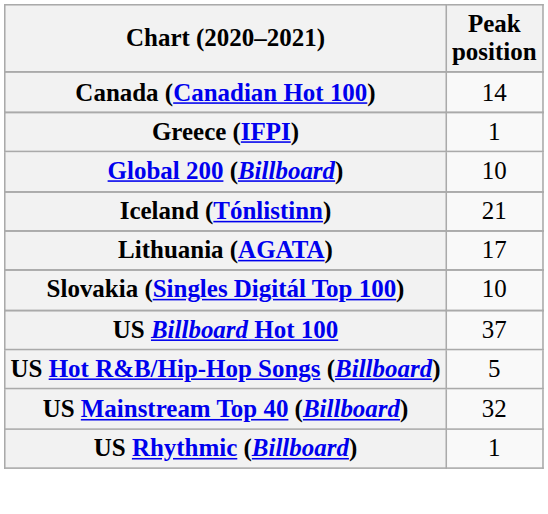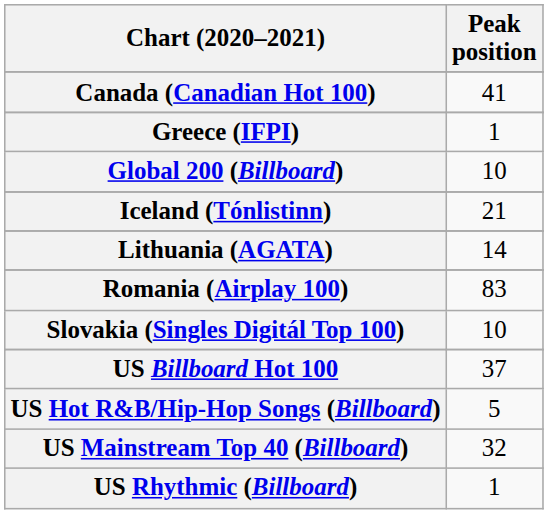(494, 91) 14 -> (494, 91) 41
(494, 250) 17 -> (494, 250) 14
+ row: (225, 289)
